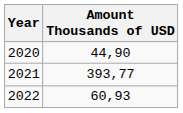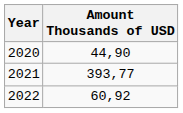(111, 96) 60,93 -> (111, 96) 60,92
